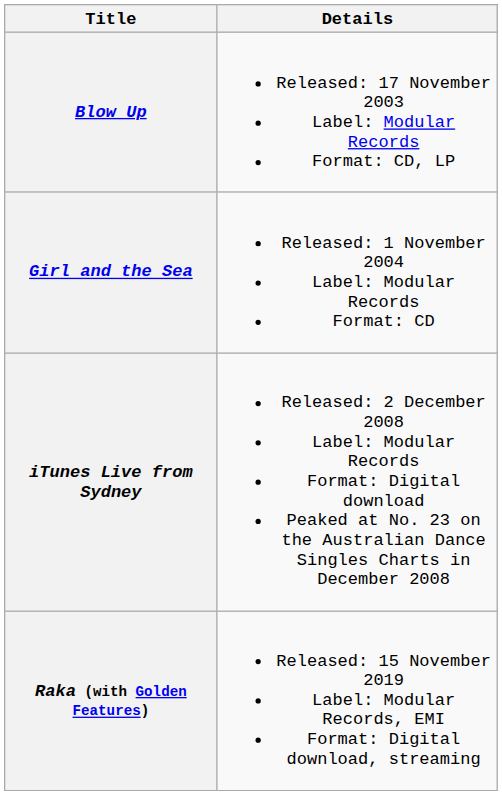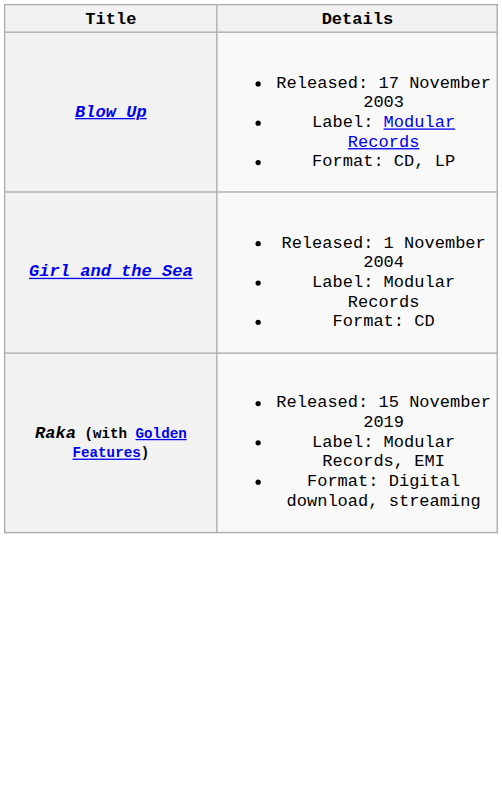- row: (111, 482)
